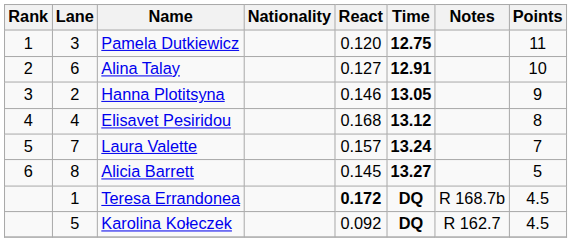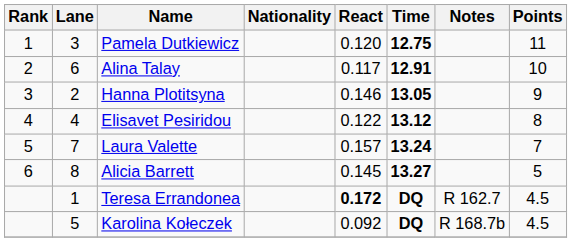(361, 69) 0.127 -> (361, 69) 0.117
(361, 120) 0.168 -> (361, 120) 0.122
(472, 198) R 168.7b -> (472, 198) R 162.7
(472, 224) R 162.7 -> (472, 224) R 168.7b
